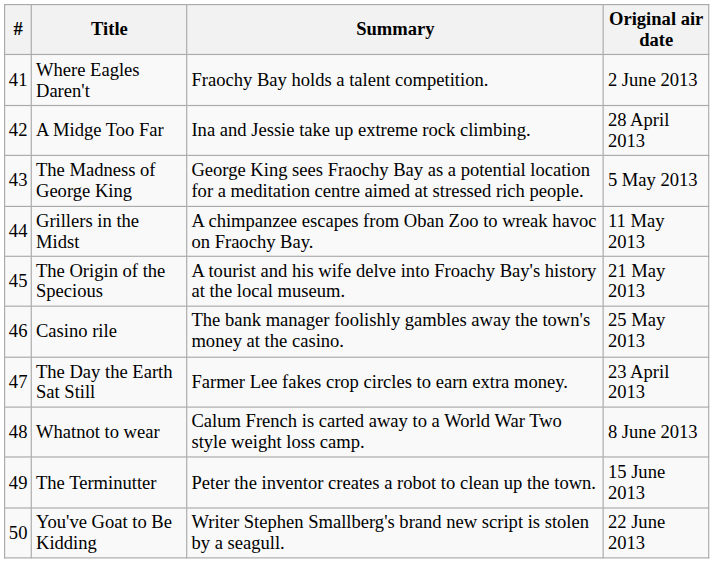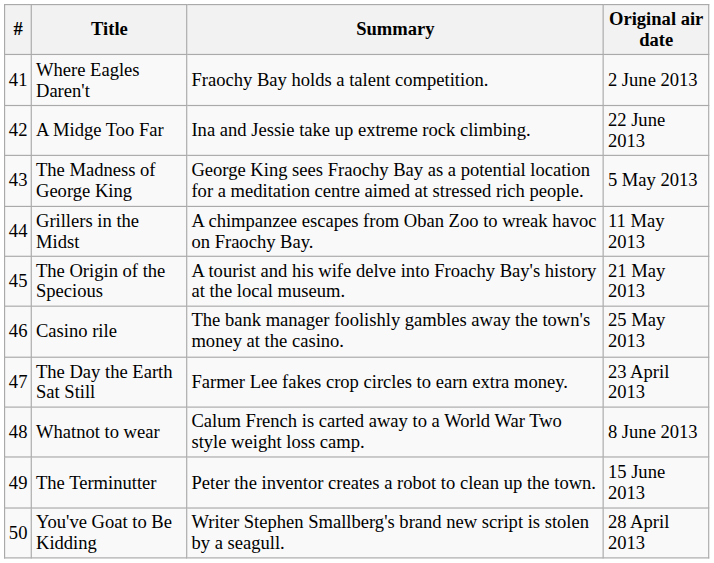(639, 130) 28 April 2013 -> (637, 130) 22 June 2013
(637, 532) 22 June 2013 -> (639, 532) 28 April 2013
